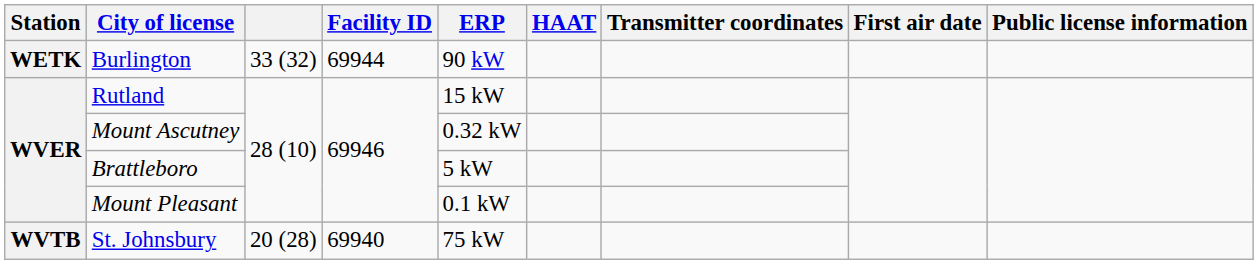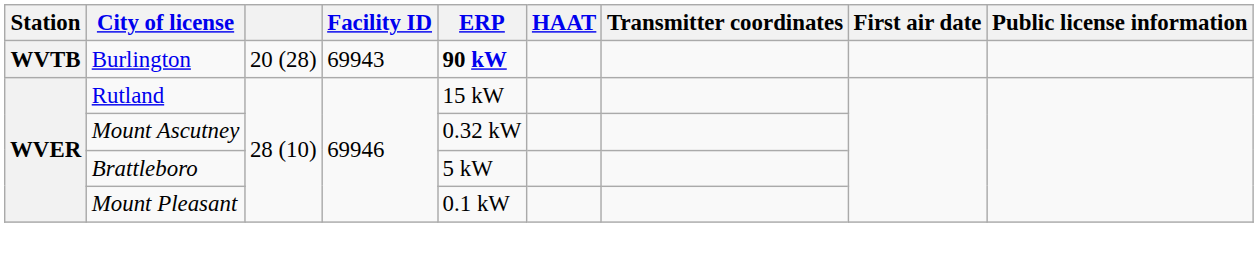(46, 58) WETK -> (46, 58) WVTB
(283, 58) 33 (32) -> (283, 58) 20 (28)
(356, 58) 69944 -> (356, 58) 69943
(473, 58) normal -> (475, 58) bold
- row: (154, 240)
